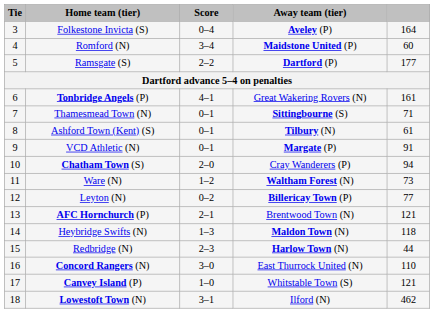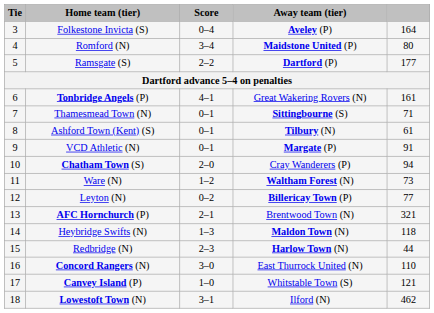(408, 47) 60 -> (408, 47) 80
(408, 215) 121 -> (408, 215) 321
